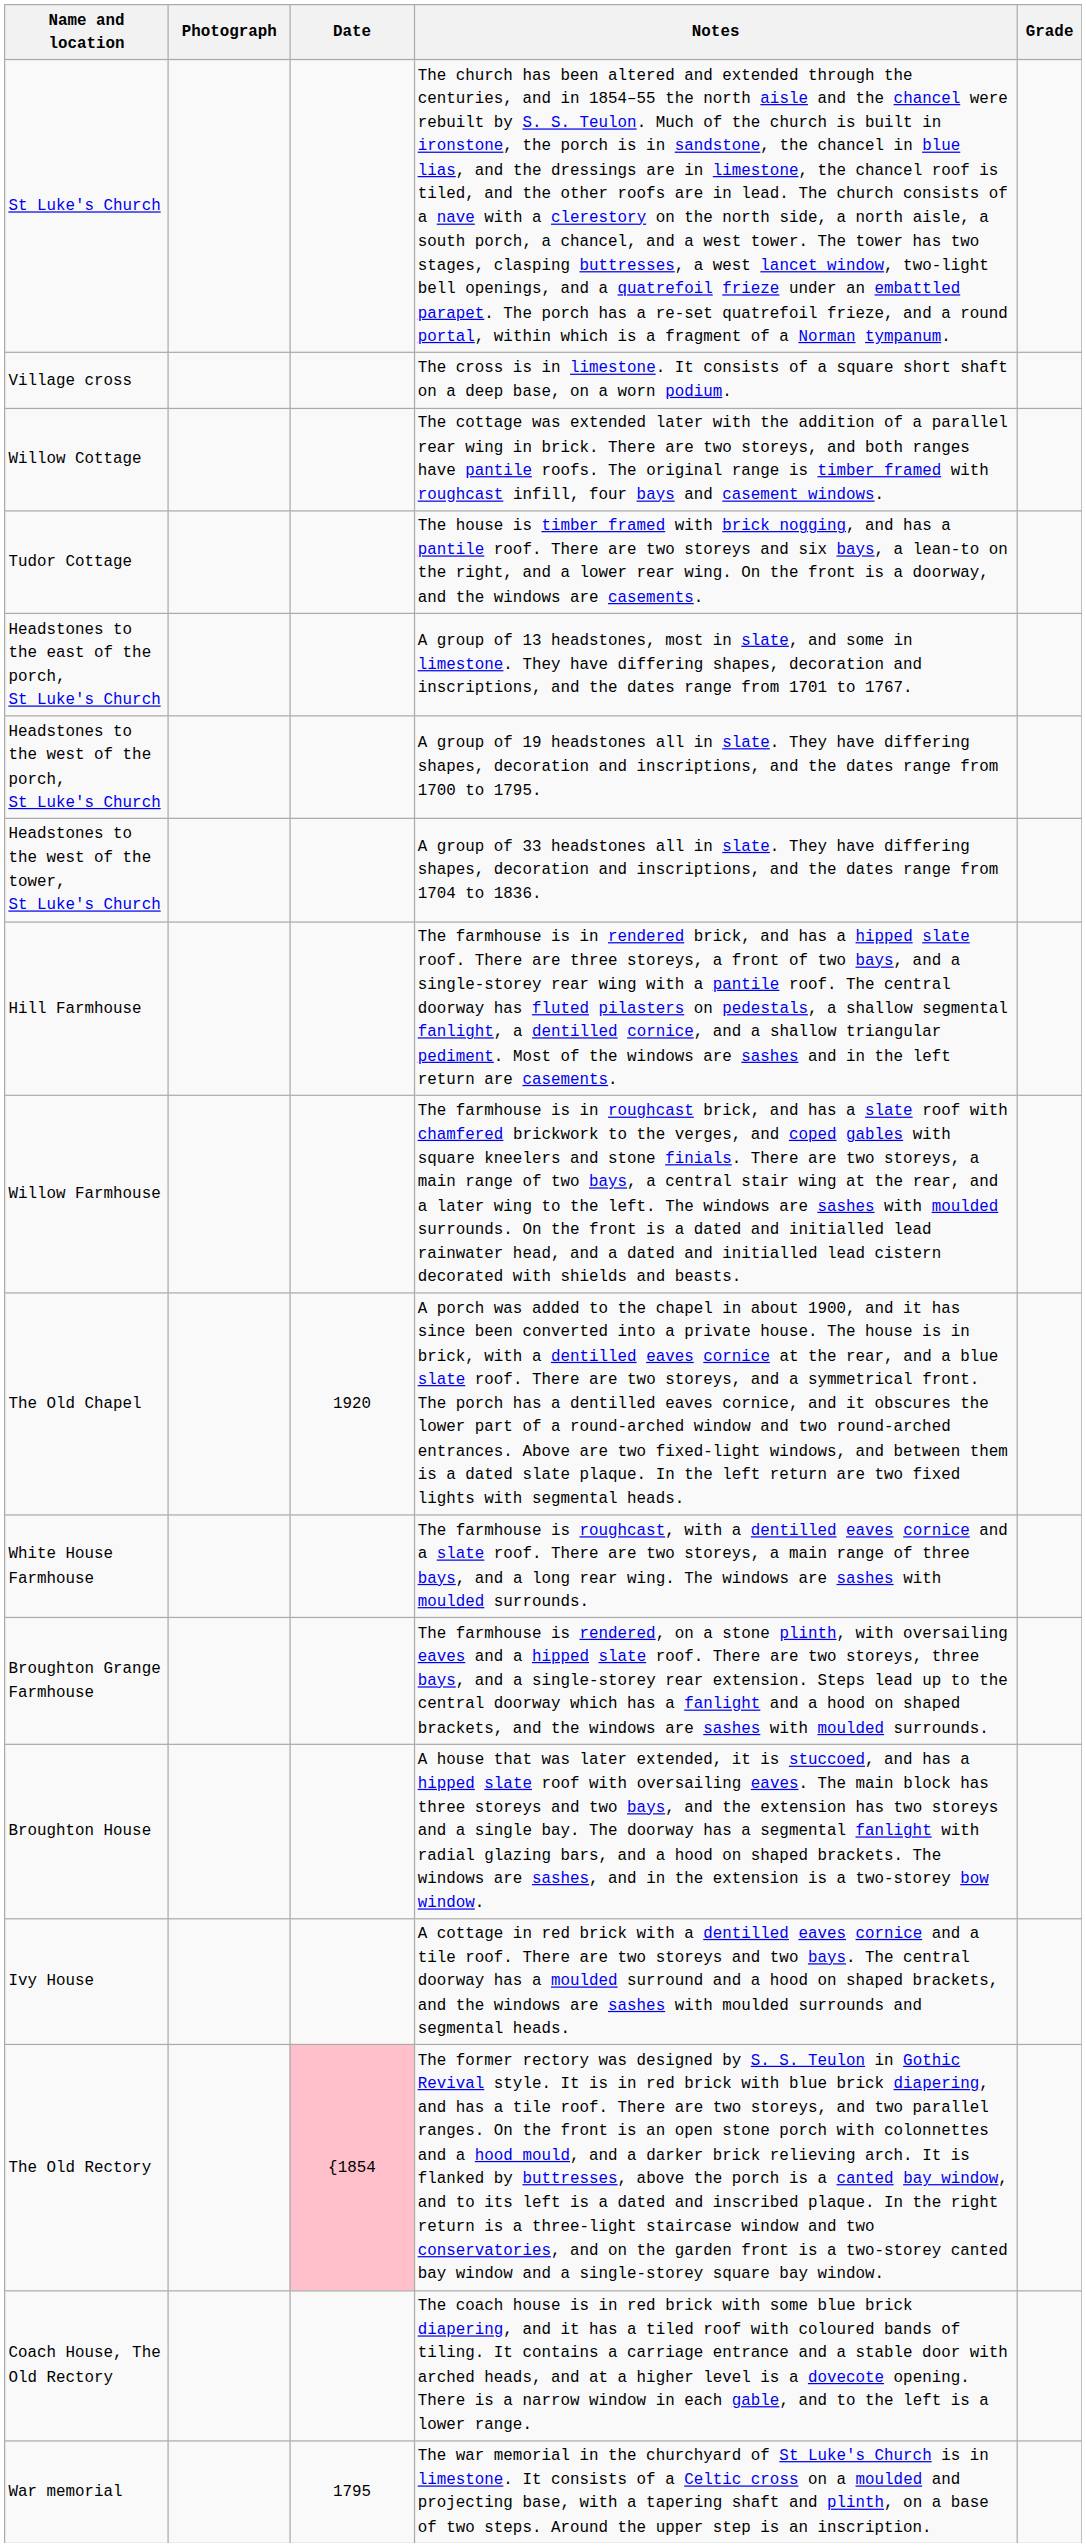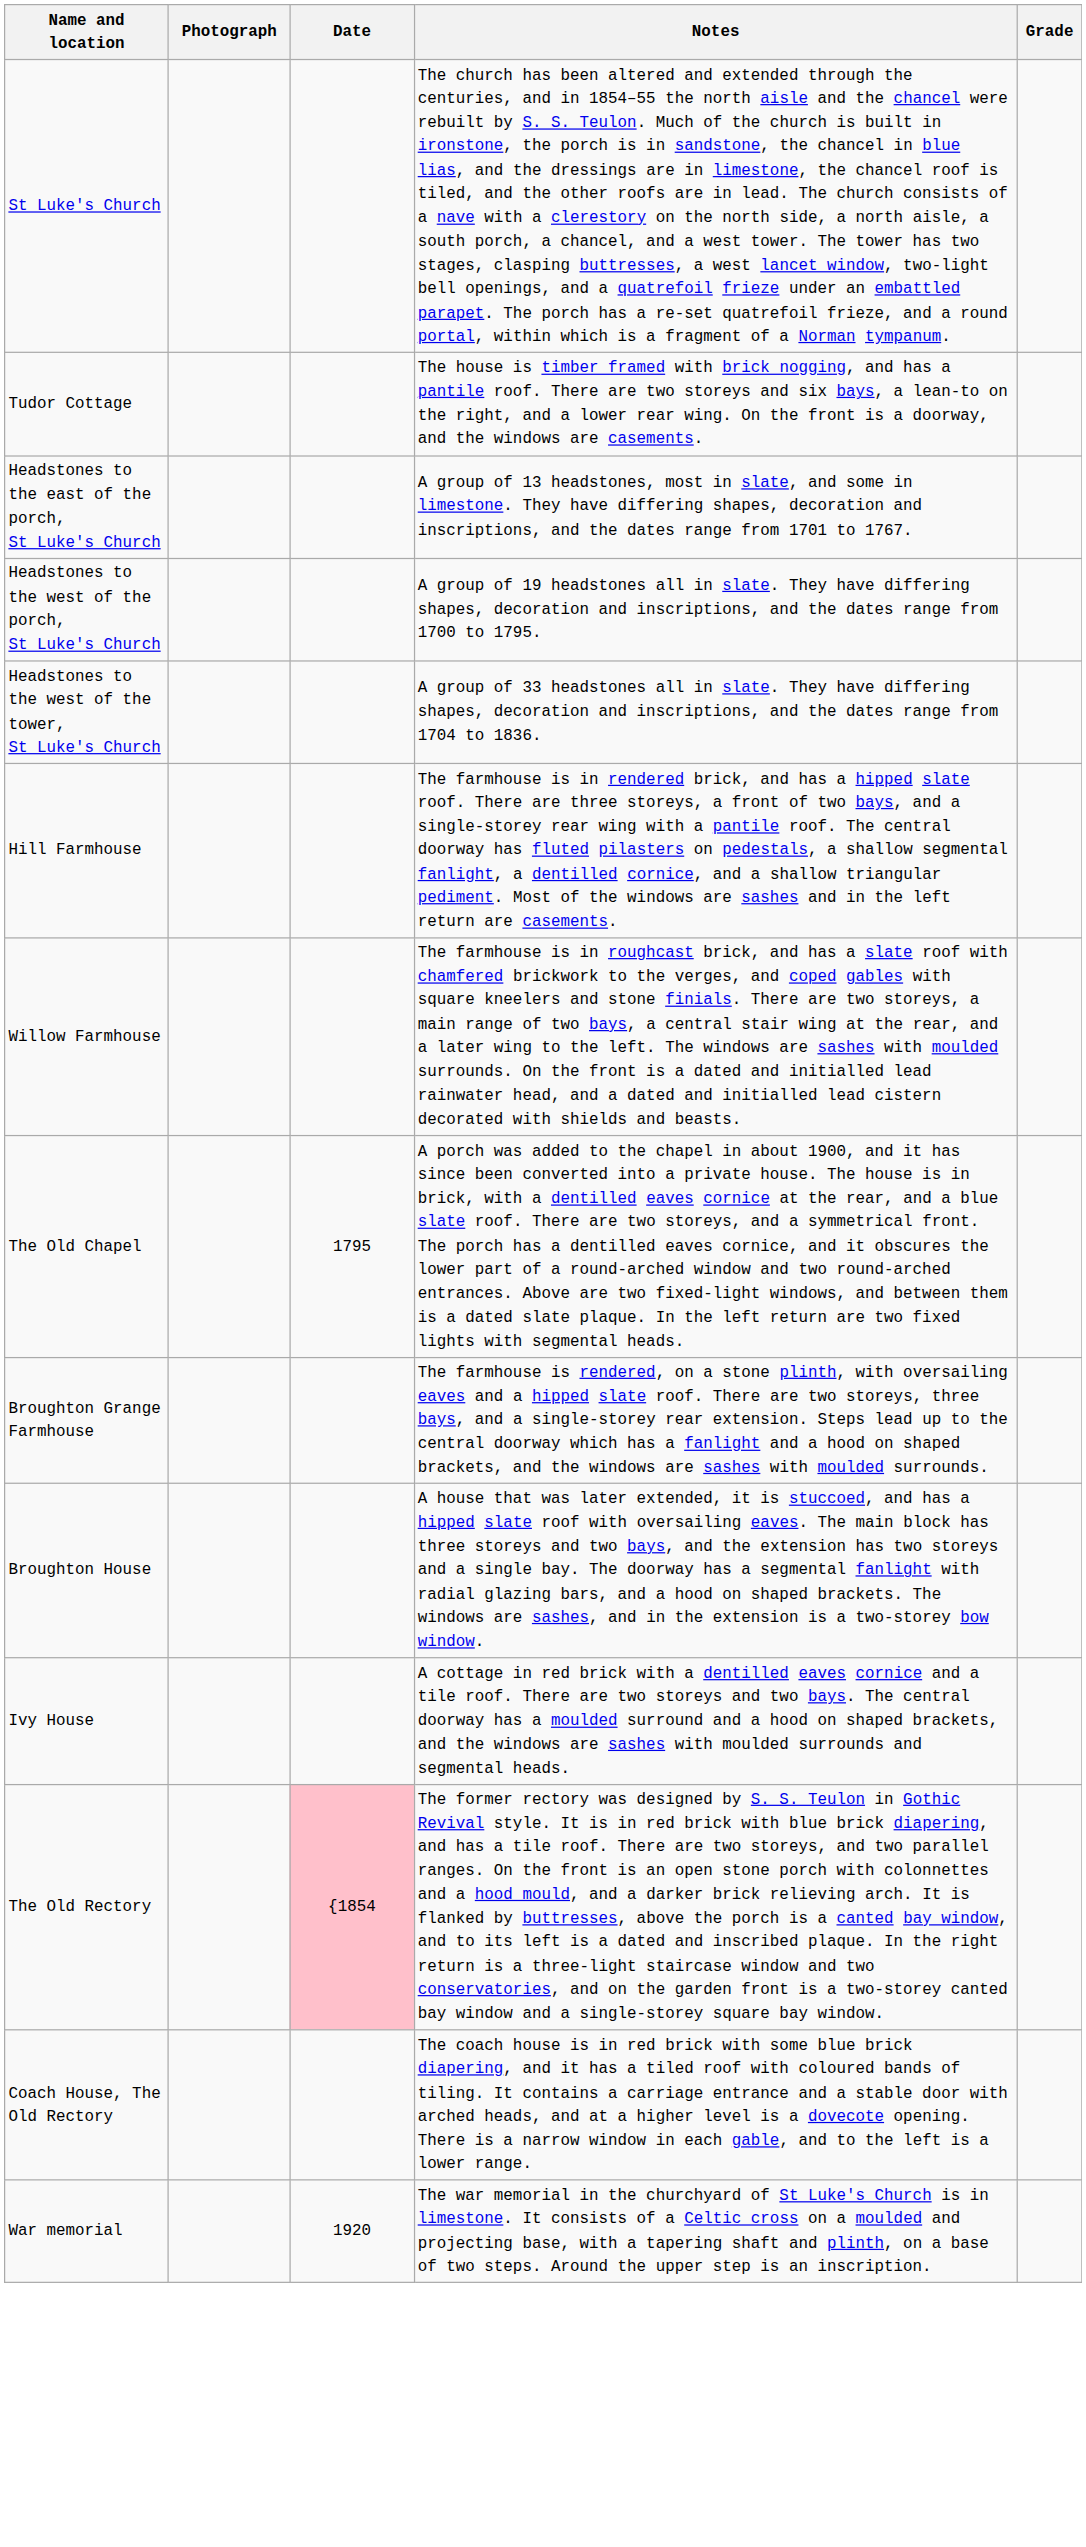- row: (70, 380)
- row: (75, 459)
(352, 1404) 1920 -> (352, 1246) 1795
- row: (61, 1566)
(352, 2492) 1795 -> (352, 2231) 1920
